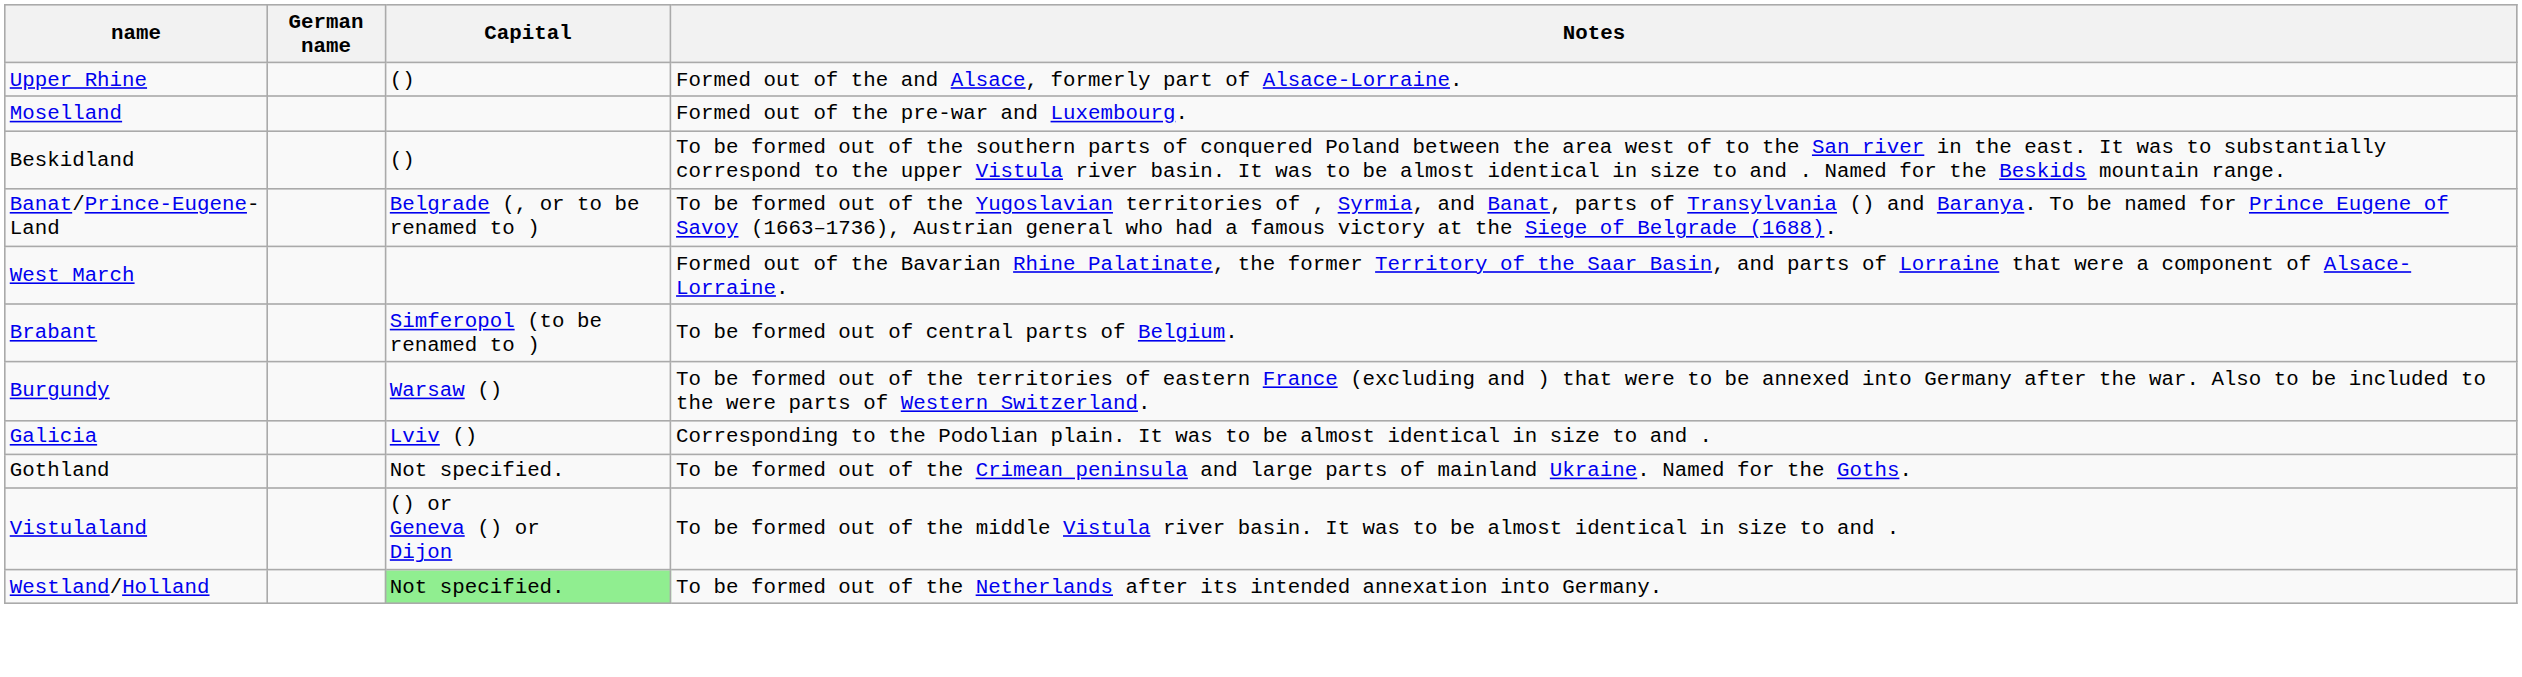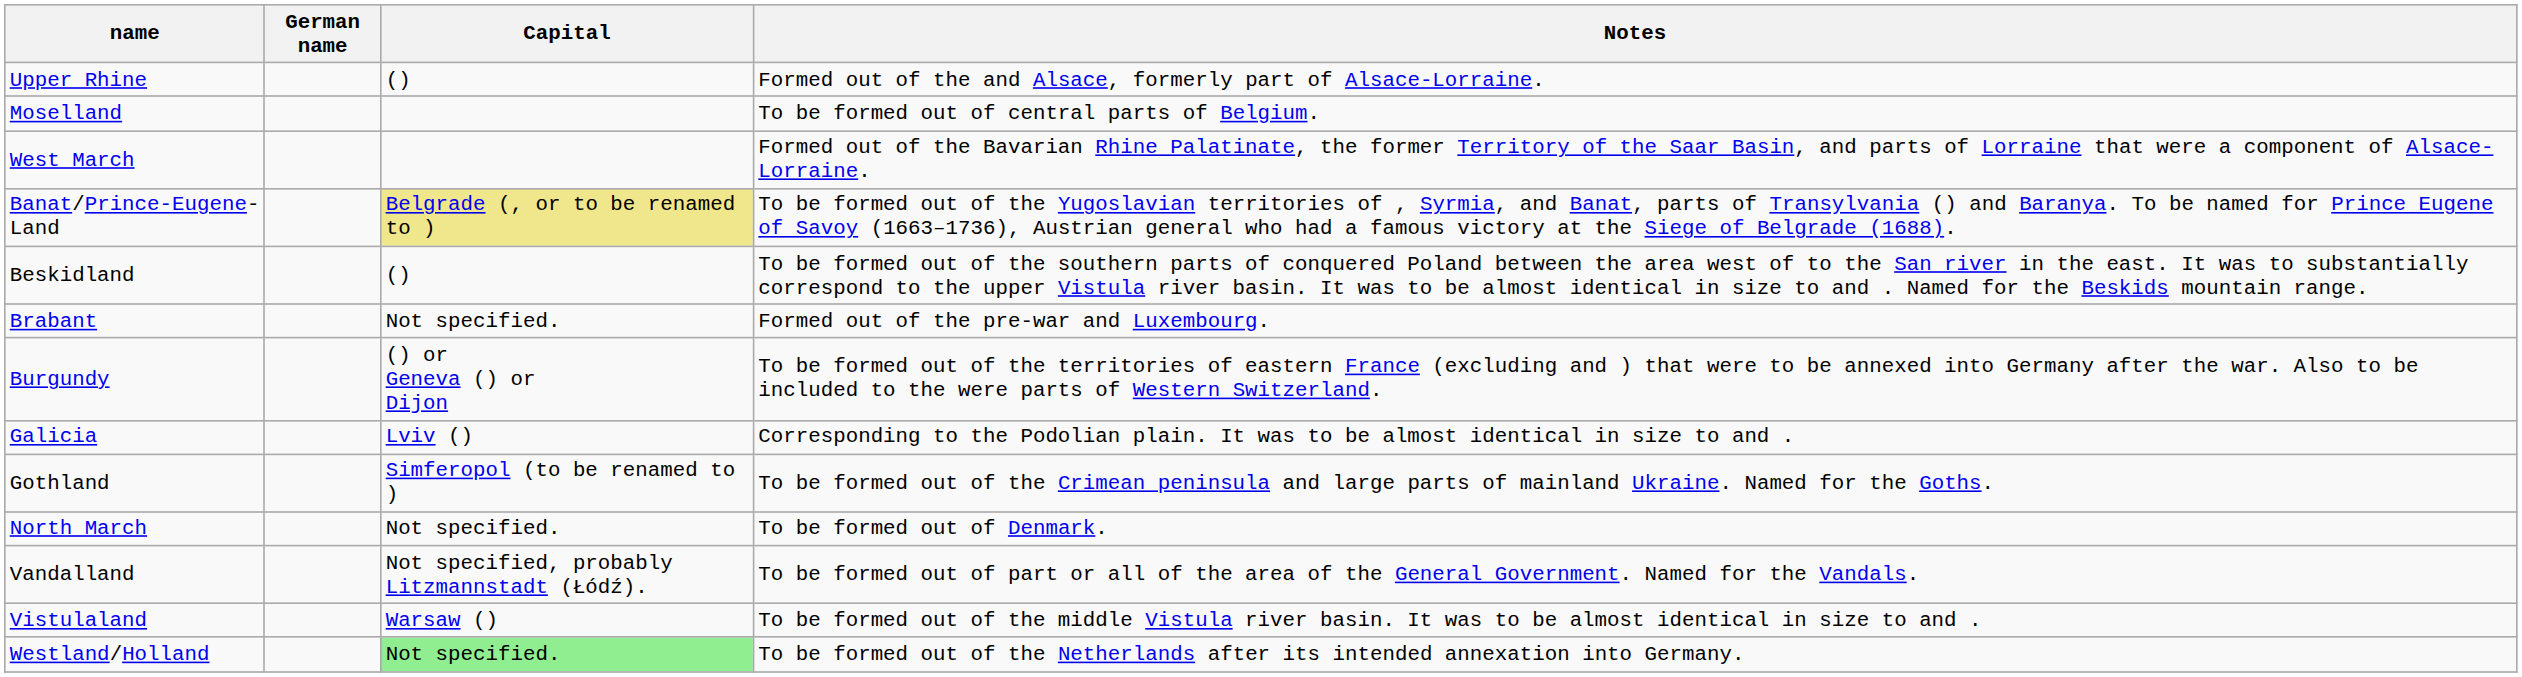(932, 114) Formed out of the pre-war and Luxembourg. -> (1039, 114) To be formed out of central parts of Belgium.
rows swapped: (72, 275) <-> (72, 159)
(515, 217) no background -> (560, 217) khaki background
(496, 333) Simferopol (to be renamed to ) -> (473, 321) Not specified.
(957, 333) To be formed out of central parts of Belgium. -> (1014, 321) Formed out of the pre-war and Luxembourg.
(446, 391) Warsaw () -> (461, 379) () or Geneva () or Dijon
(477, 471) Not specified. -> (560, 483) Simferopol (to be renamed to )
+ row: (78, 529)
+ row: (72, 575)
(465, 529) () or Geneva () or Dijon -> (442, 621) Warsaw ()
